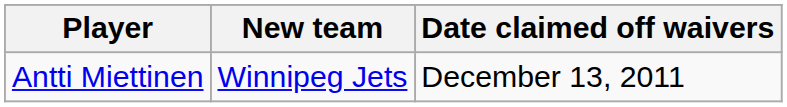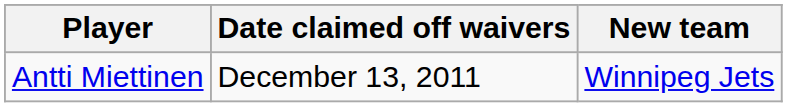columns swapped: (312, 28) <-> (598, 28)
